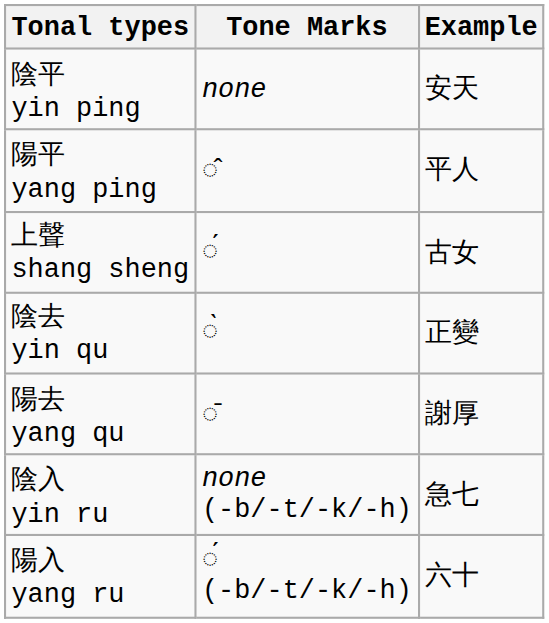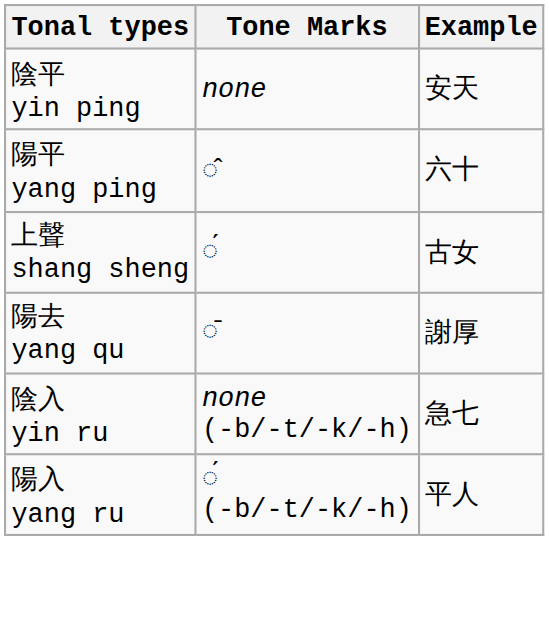(452, 172) 平人 -> (452, 172) 六十
- row: (60, 335)
(452, 577) 六十 -> (452, 496) 平人
